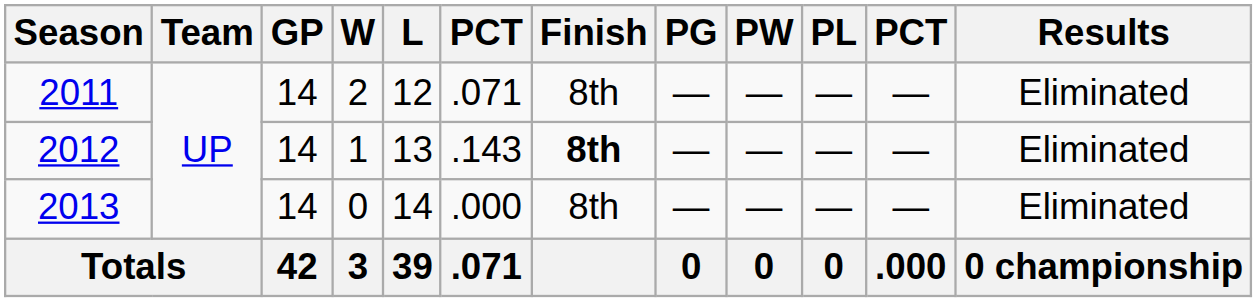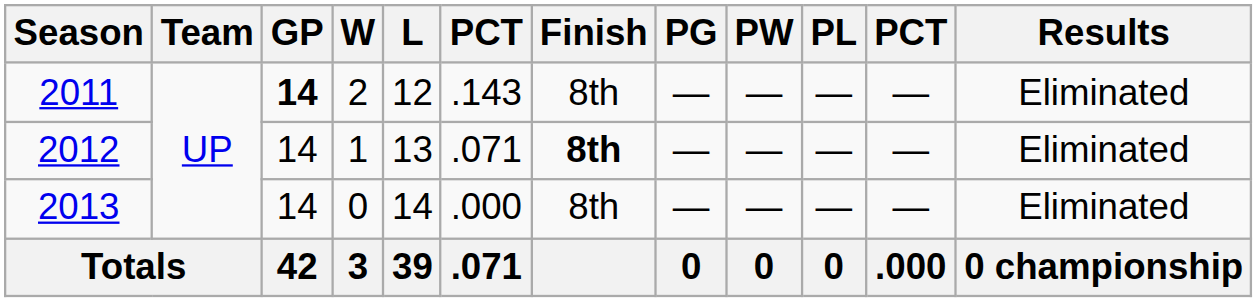(297, 91) normal -> (297, 91) bold
(486, 91) .071 -> (486, 91) .143
(486, 149) .143 -> (486, 149) .071
